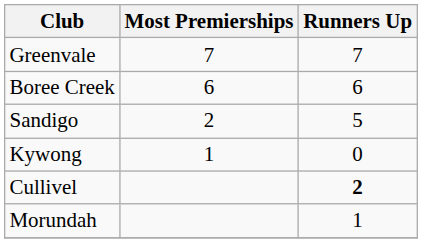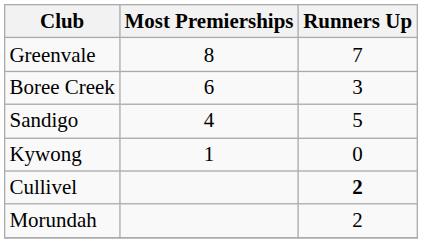(209, 54) 7 -> (209, 54) 8
(358, 87) 6 -> (358, 87) 3
(209, 120) 2 -> (209, 120) 4
(358, 220) 1 -> (358, 220) 2
